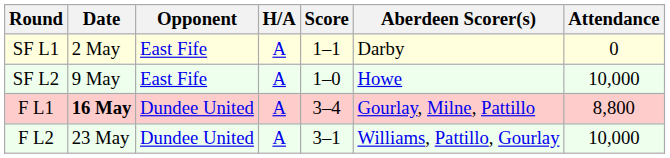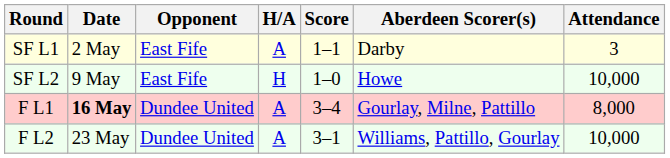(614, 49) 0 -> (614, 49) 3
(279, 78) A -> (279, 78) H
(614, 108) 8,800 -> (614, 108) 8,000
